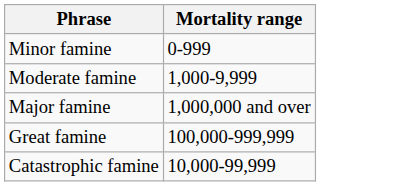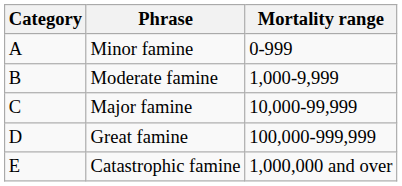+ column: (45, 19)
(239, 107) 1,000,000 and over -> (303, 107) 10,000-99,999
(222, 166) 10,000-99,999 -> (321, 166) 1,000,000 and over
